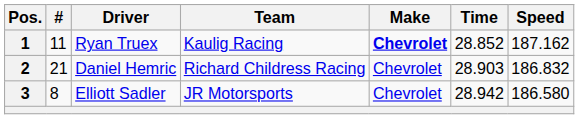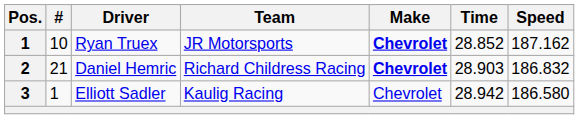(58, 43) 11 -> (59, 43) 10
(233, 43) Kaulig Racing -> (238, 43) JR Motorsports
(407, 68) normal -> (410, 68) bold
(54, 94) 8 -> (54, 94) 1
(238, 94) JR Motorsports -> (233, 94) Kaulig Racing
